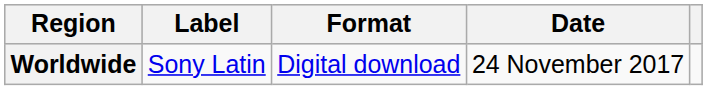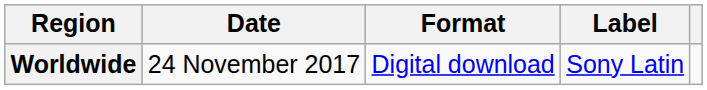columns swapped: (578, 24) <-> (207, 24)
